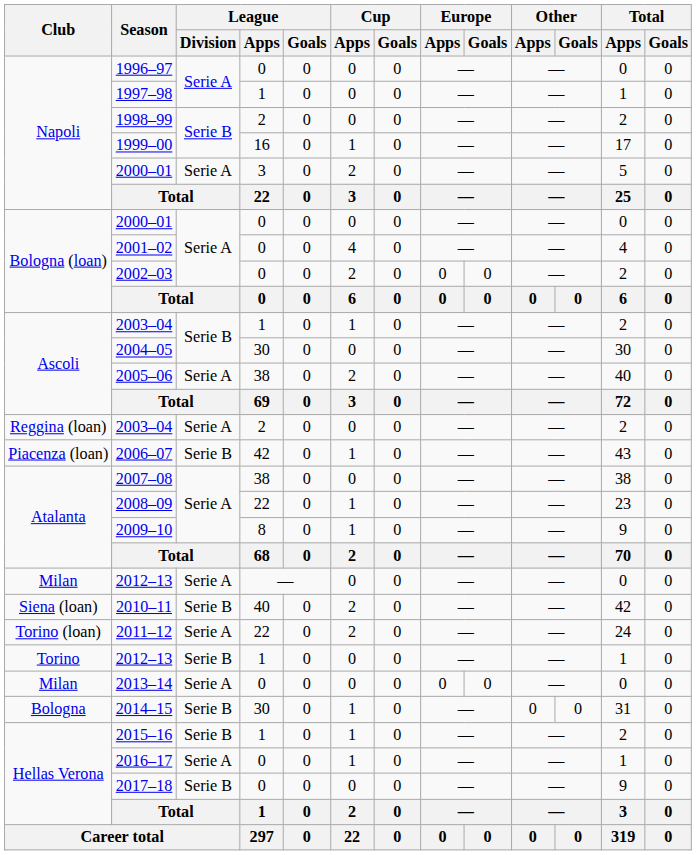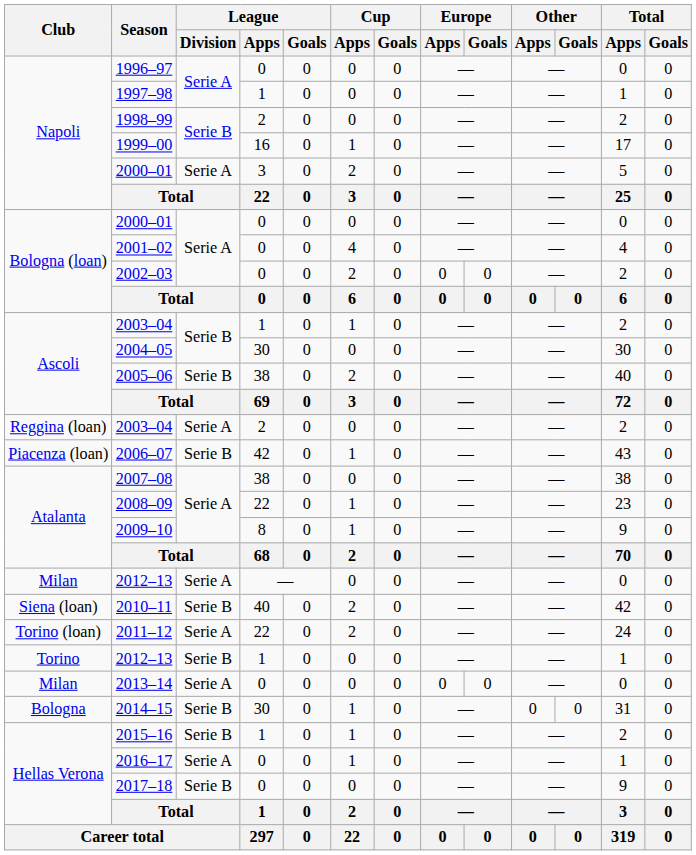(208, 376) Serie A -> (208, 376) Serie B
